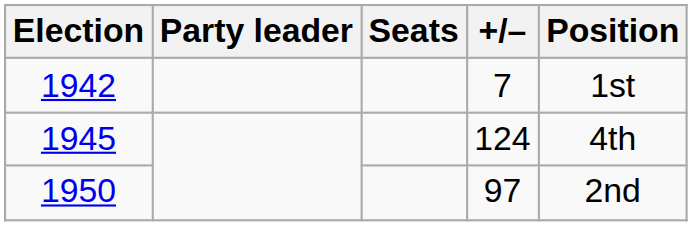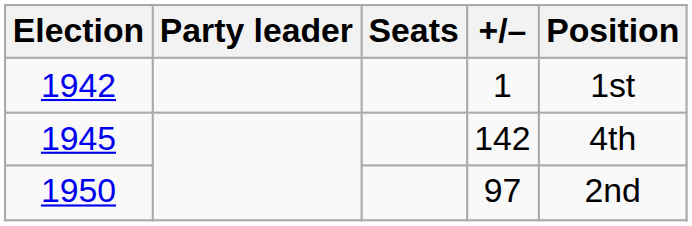(502, 84) 7 -> (502, 84) 1
(502, 138) 124 -> (502, 138) 142
